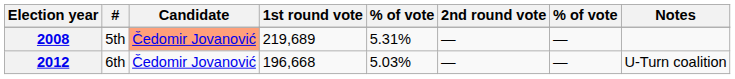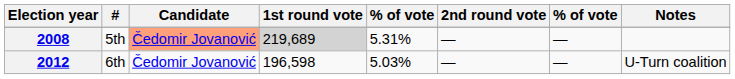(289, 39) no background -> (289, 39) lightgrey background
(289, 62) 196,668 -> (289, 62) 196,598
